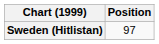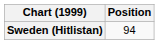(129, 30) 97 -> (129, 30) 94
